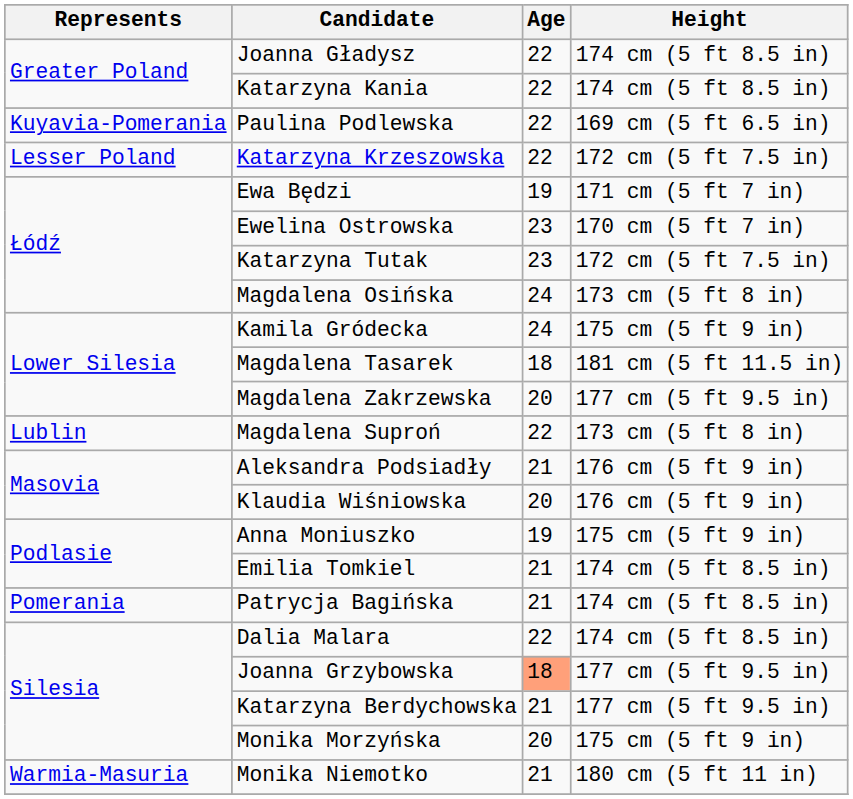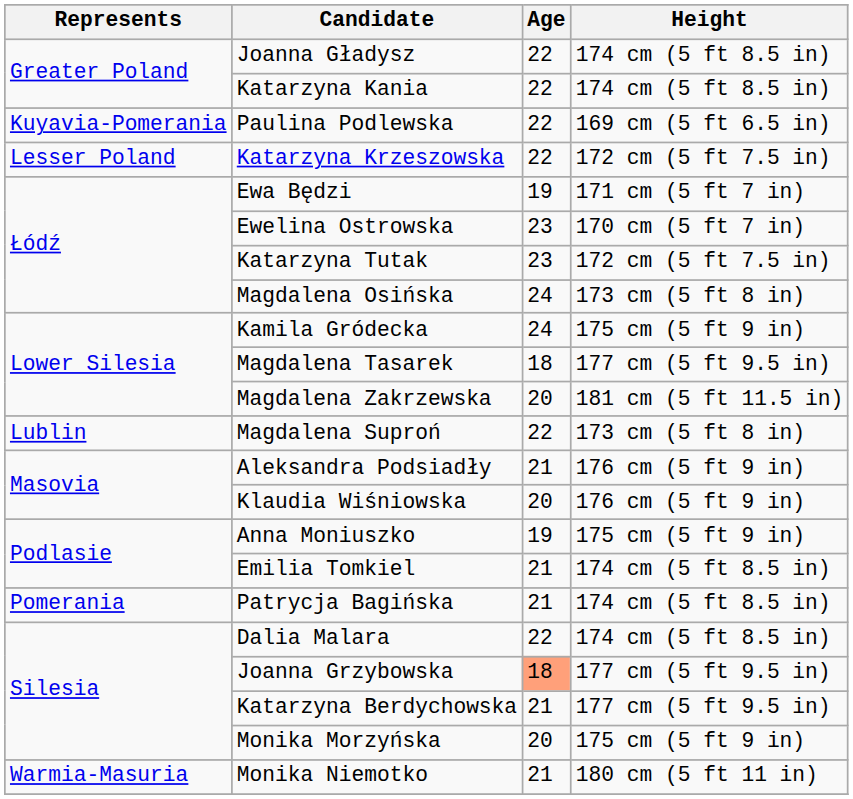(710, 365) 181 cm (5 ft 11.5 in) -> (703, 365) 177 cm (5 ft 9.5 in)
(703, 400) 177 cm (5 ft 9.5 in) -> (710, 400) 181 cm (5 ft 11.5 in)
